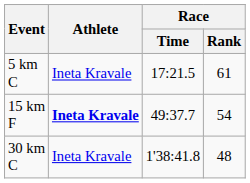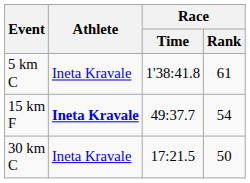(173, 74) 17:21.5 -> (173, 74) 1'38:41.8
(173, 157) 1'38:41.8 -> (173, 157) 17:21.5
(224, 157) 48 -> (224, 157) 50
